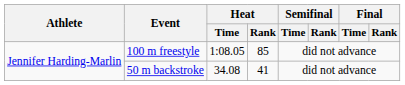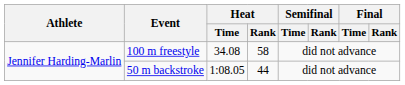(227, 51) 1:08.05 -> (227, 51) 34.08
(263, 51) 85 -> (263, 51) 58
(227, 71) 34.08 -> (227, 71) 1:08.05
(263, 71) 41 -> (263, 71) 44
